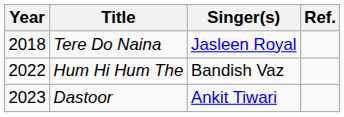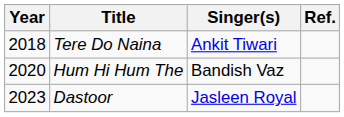(244, 44) Jasleen Royal -> (234, 44) Ankit Tiwari
(27, 71) 2022 -> (27, 71) 2020
(234, 97) Ankit Tiwari -> (244, 97) Jasleen Royal
